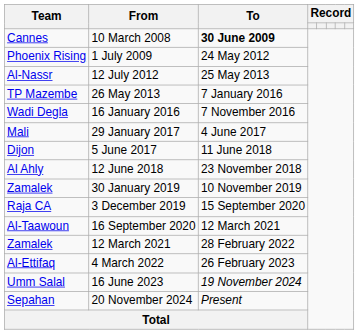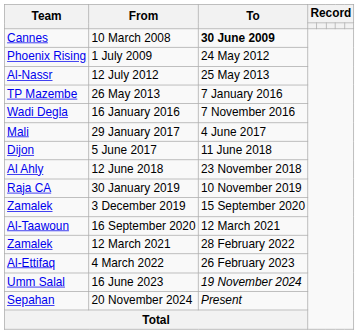(30, 188) Zamalek -> (29, 188) Raja CA
(29, 207) Raja CA -> (30, 207) Zamalek
